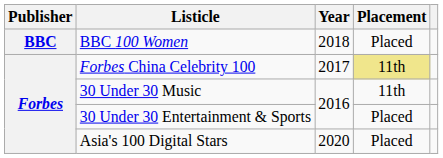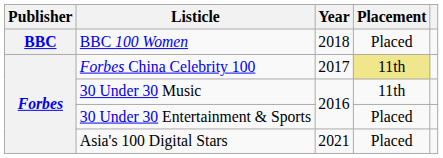(334, 141) 2020 -> (334, 141) 2021
